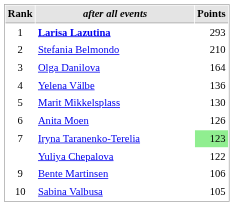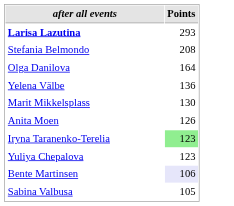- column: (20, 14)
(218, 50) 210 -> (188, 50) 208
(218, 156) 122 -> (188, 156) 123
(218, 174) no background -> (188, 174) lavender background
